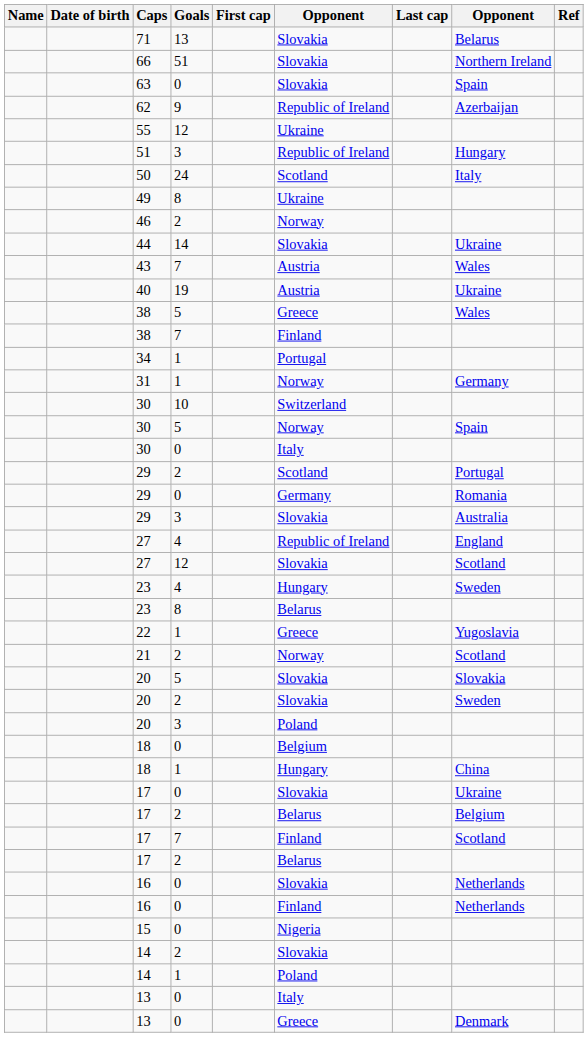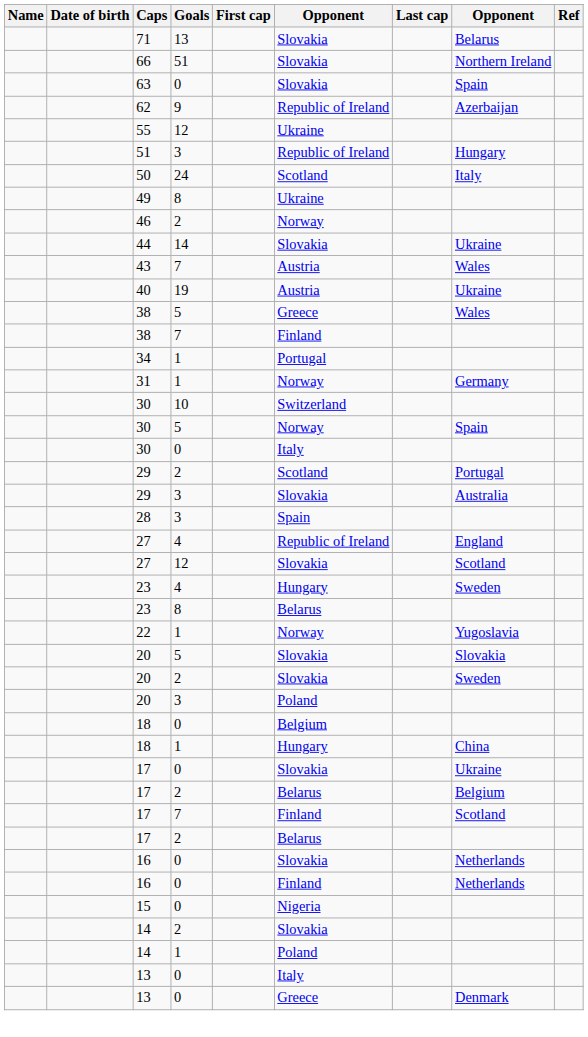- row: (143, 495)
+ row: (143, 518)
(298, 632) Greece -> (301, 632) Norway
- row: (143, 655)
